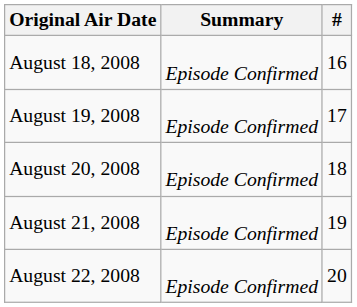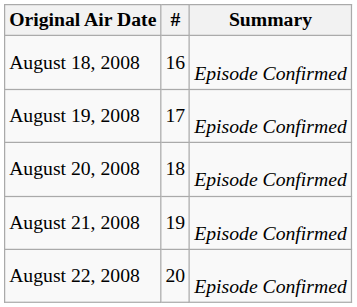columns swapped: (242, 20) <-> (337, 20)
